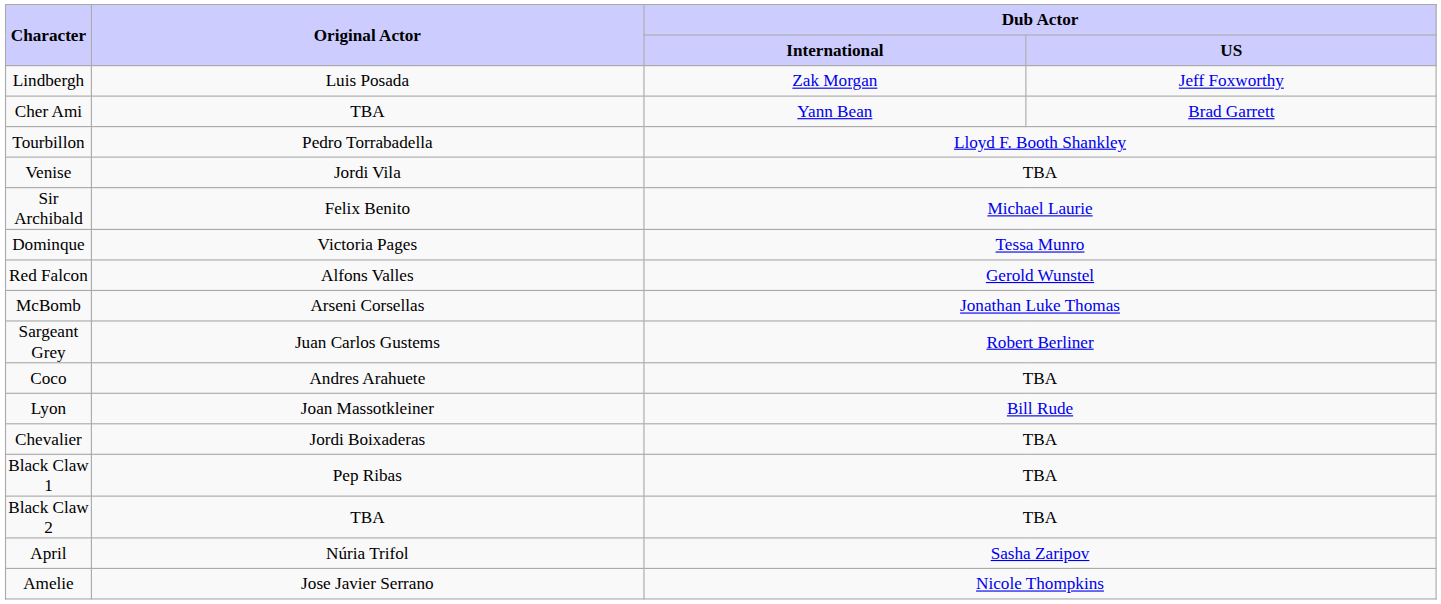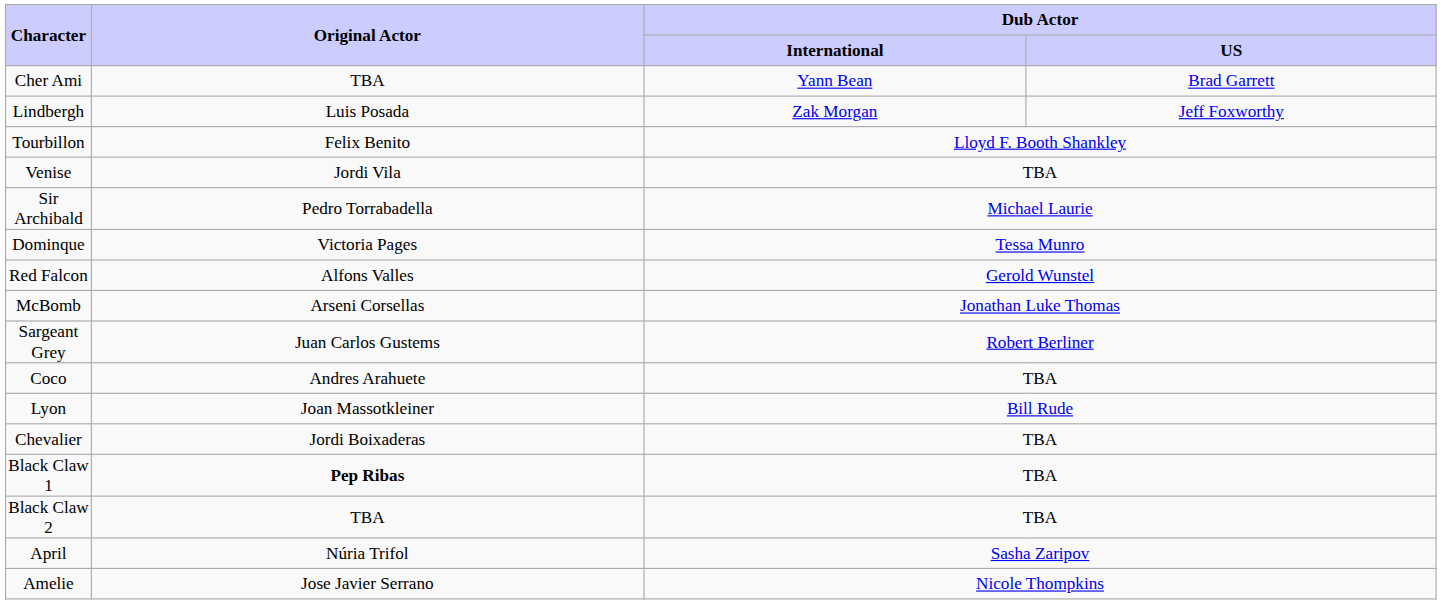rows swapped: (48, 111) <-> (48, 80)
(367, 141) Pedro Torrabadella -> (367, 141) Felix Benito
(367, 208) Felix Benito -> (367, 208) Pedro Torrabadella
(367, 475) normal -> (367, 475) bold
